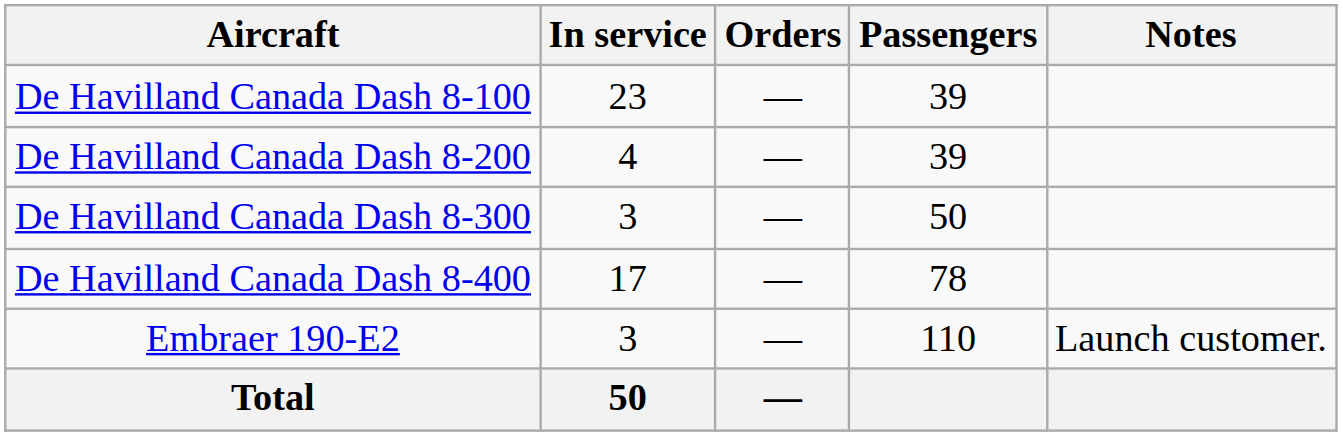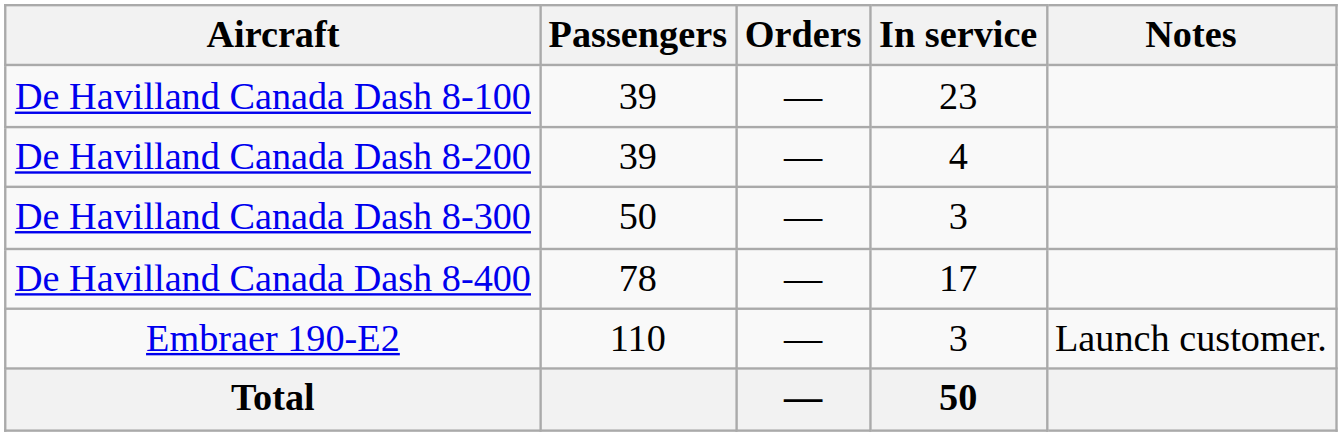columns swapped: (628, 34) <-> (948, 34)
